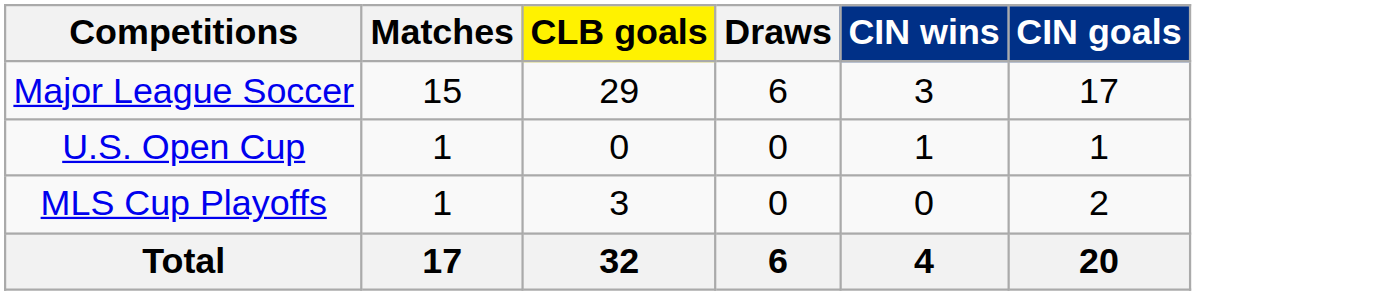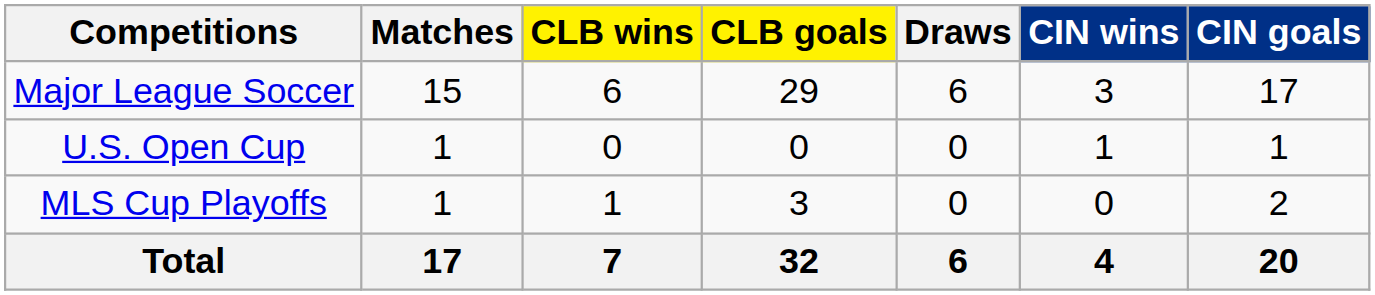+ column: (612, 32)
